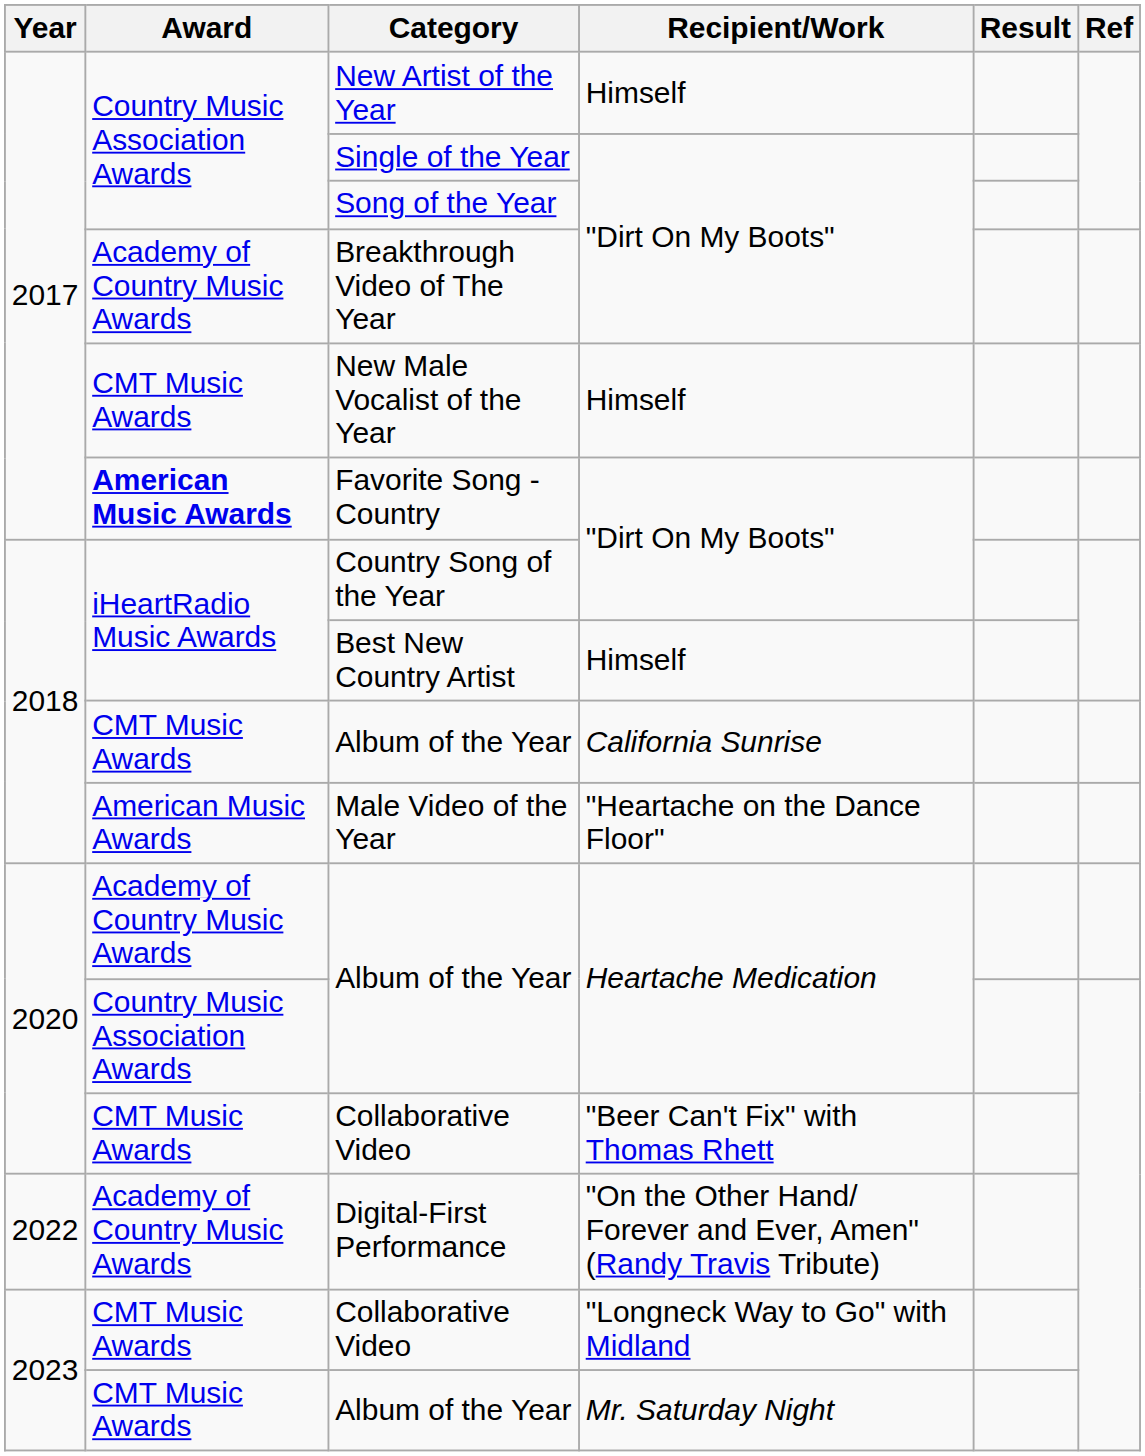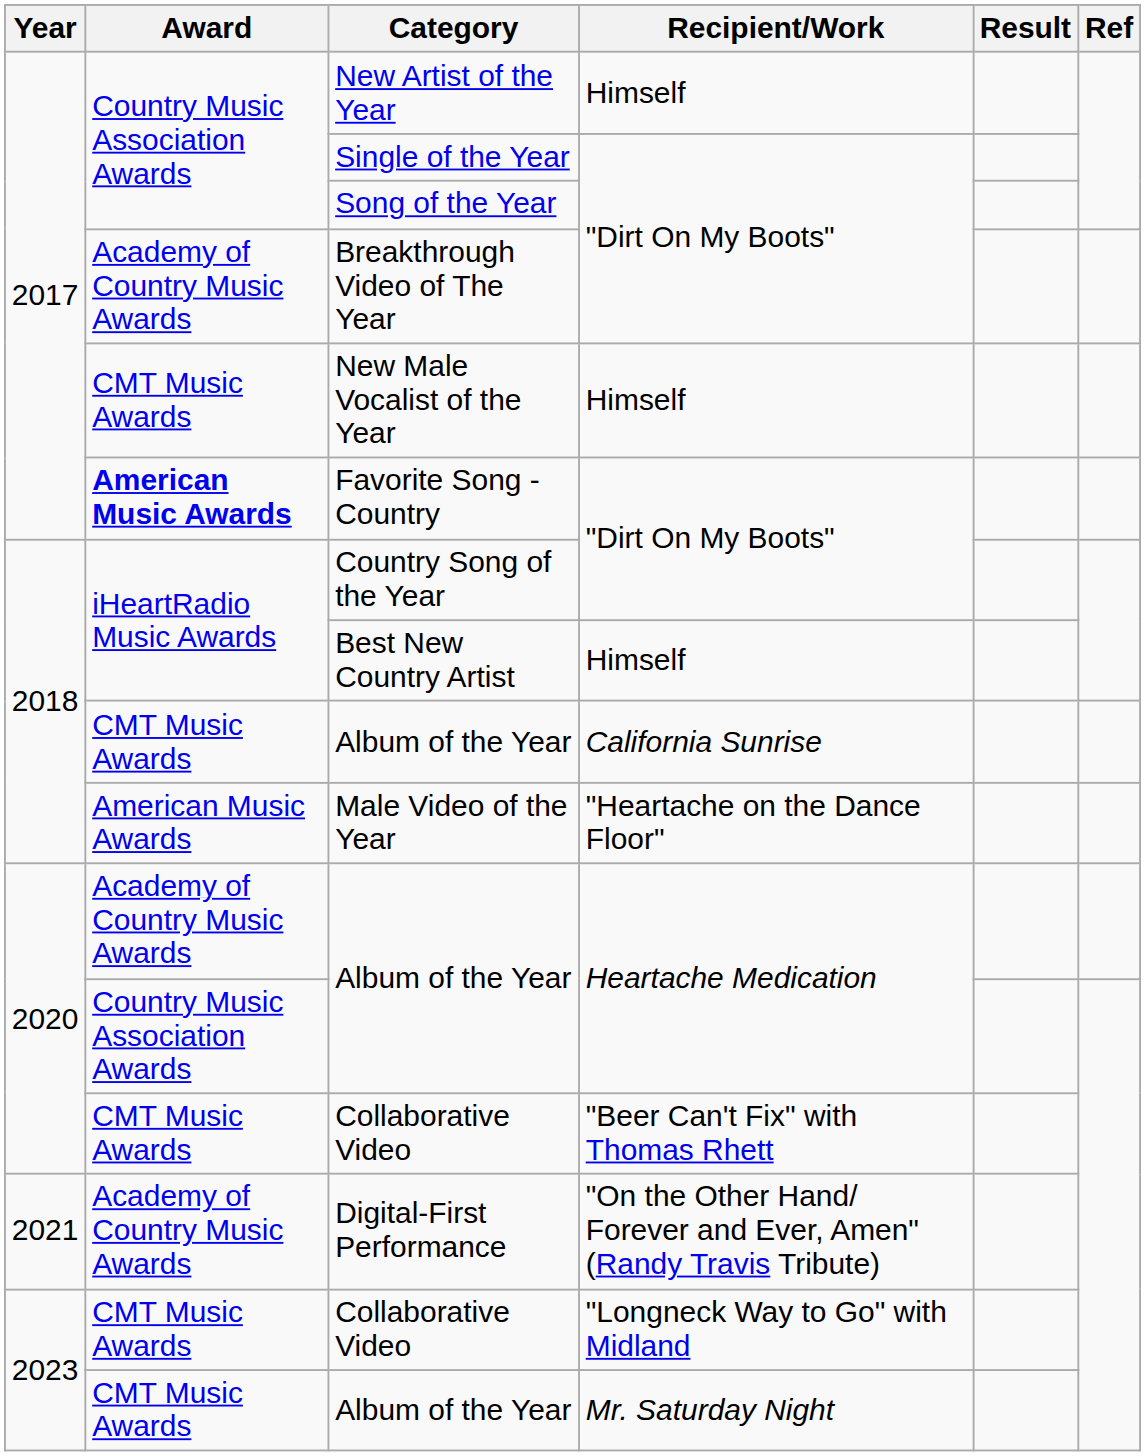(45, 1231) 2022 -> (45, 1231) 2021
